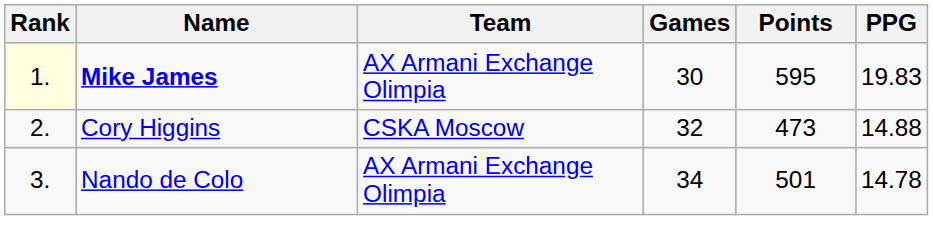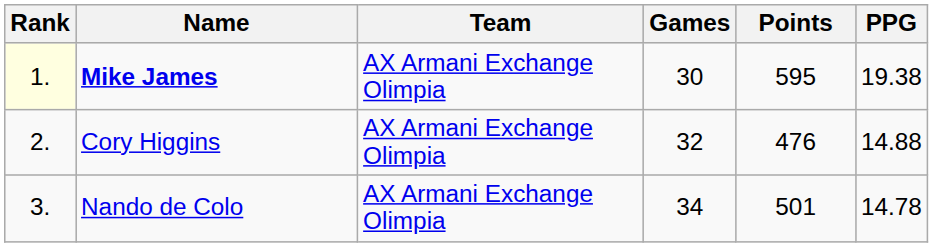(891, 76) 19.83 -> (891, 76) 19.38
(444, 128) CSKA Moscow -> (478, 141) AX Armani Exchange Olimpia
(796, 128) 473 -> (796, 141) 476
